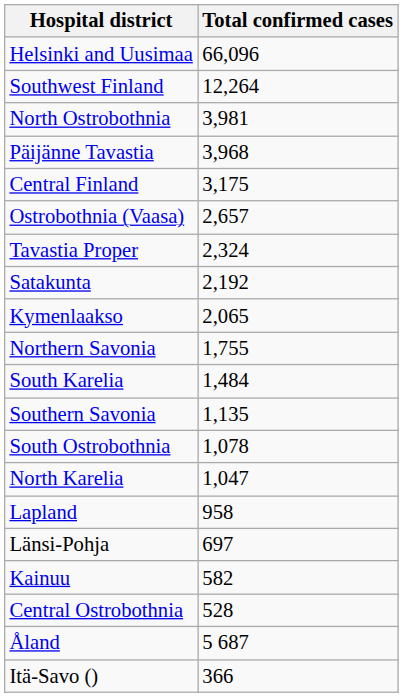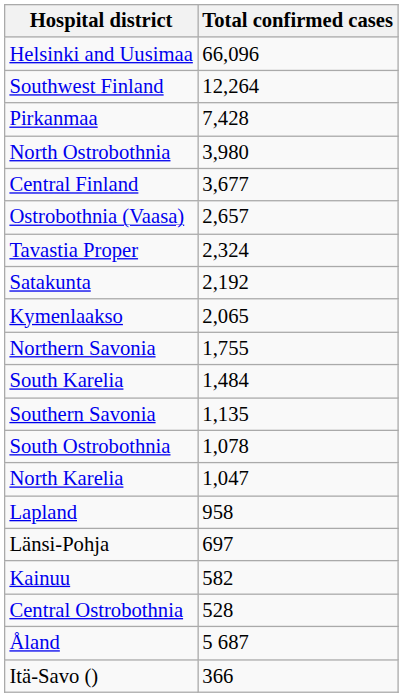+ row: (54, 119)
(226, 119) 3,981 -> (226, 151) 3,980
- row: (82, 151)
(226, 184) 3,175 -> (226, 184) 3,677
